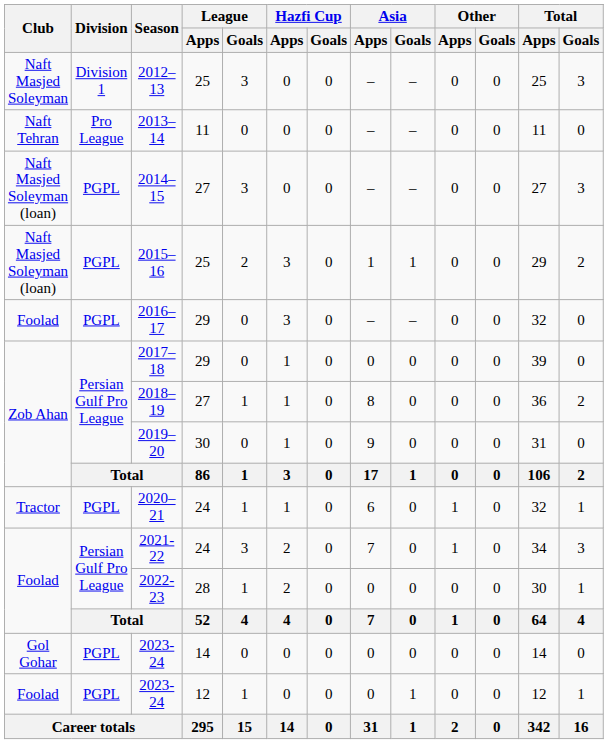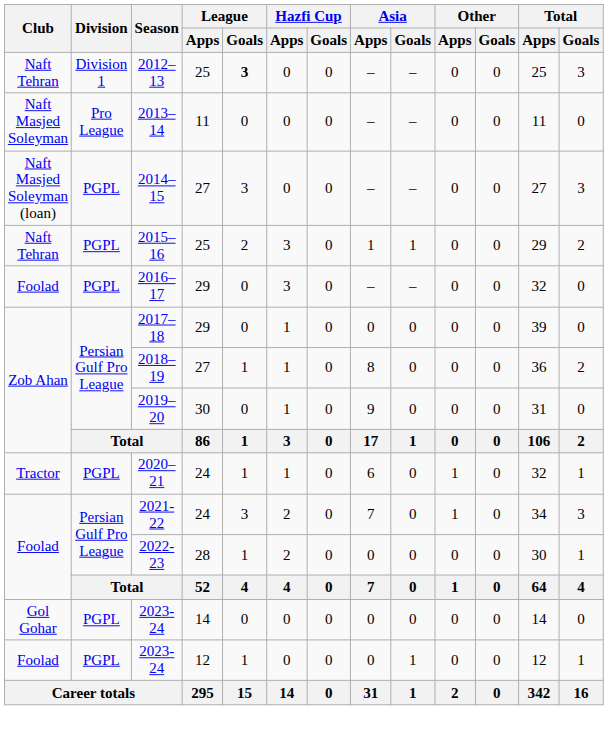(38, 81) Naft Masjed Soleyman -> (38, 72) Naft Tehran
(245, 81) normal -> (245, 72) bold
(38, 130) Naft Tehran -> (38, 121) Naft Masjed Soleyman
(38, 262) Naft Masjed Soleyman (loan) -> (38, 245) Naft Tehran
